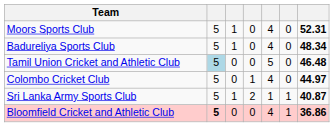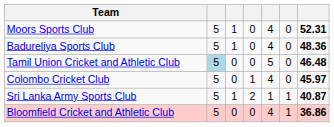(313, 46) 48.34 -> (313, 46) 48.36
(313, 79) 44.97 -> (313, 79) 45.97
(216, 113) bold -> (216, 113) normal
